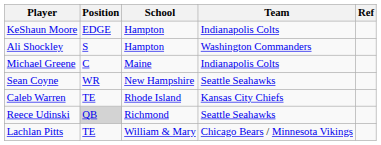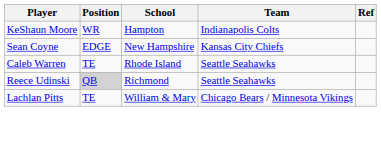(97, 30) EDGE -> (91, 30) WR
- row: (35, 47)
- row: (41, 64)
(91, 81) WR -> (97, 47) EDGE
(238, 81) Seattle Seahawks -> (242, 47) Kansas City Chiefs
(242, 98) Kansas City Chiefs -> (238, 64) Seattle Seahawks
